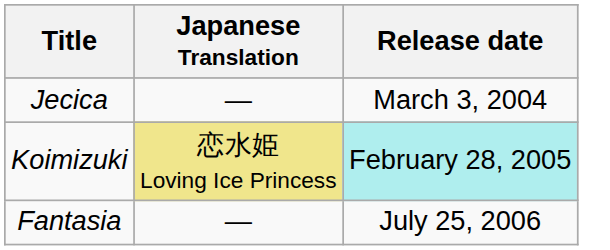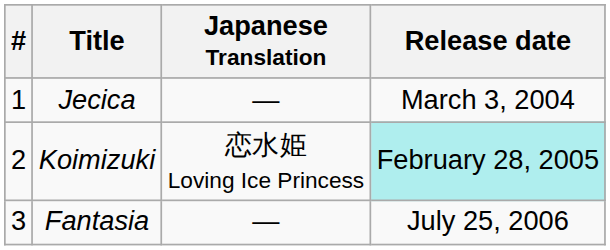+ column: (19, 41)
(238, 161) khaki background -> (266, 161) no background
